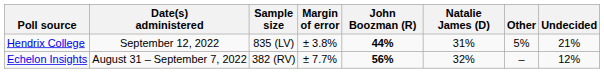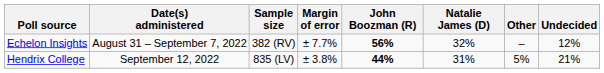rows swapped: (46, 43) <-> (47, 60)
